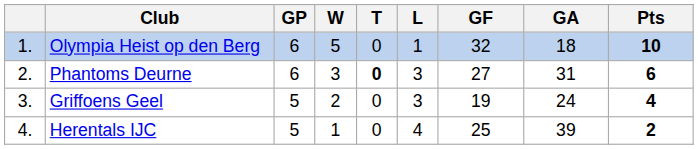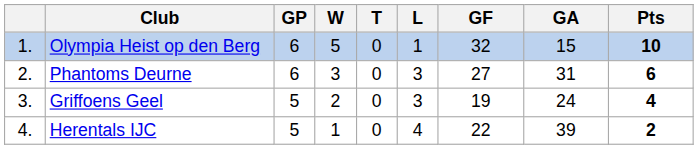(566, 46) 18 -> (566, 46) 15
(377, 74) bold -> (377, 74) normal
(481, 130) 25 -> (481, 130) 22
